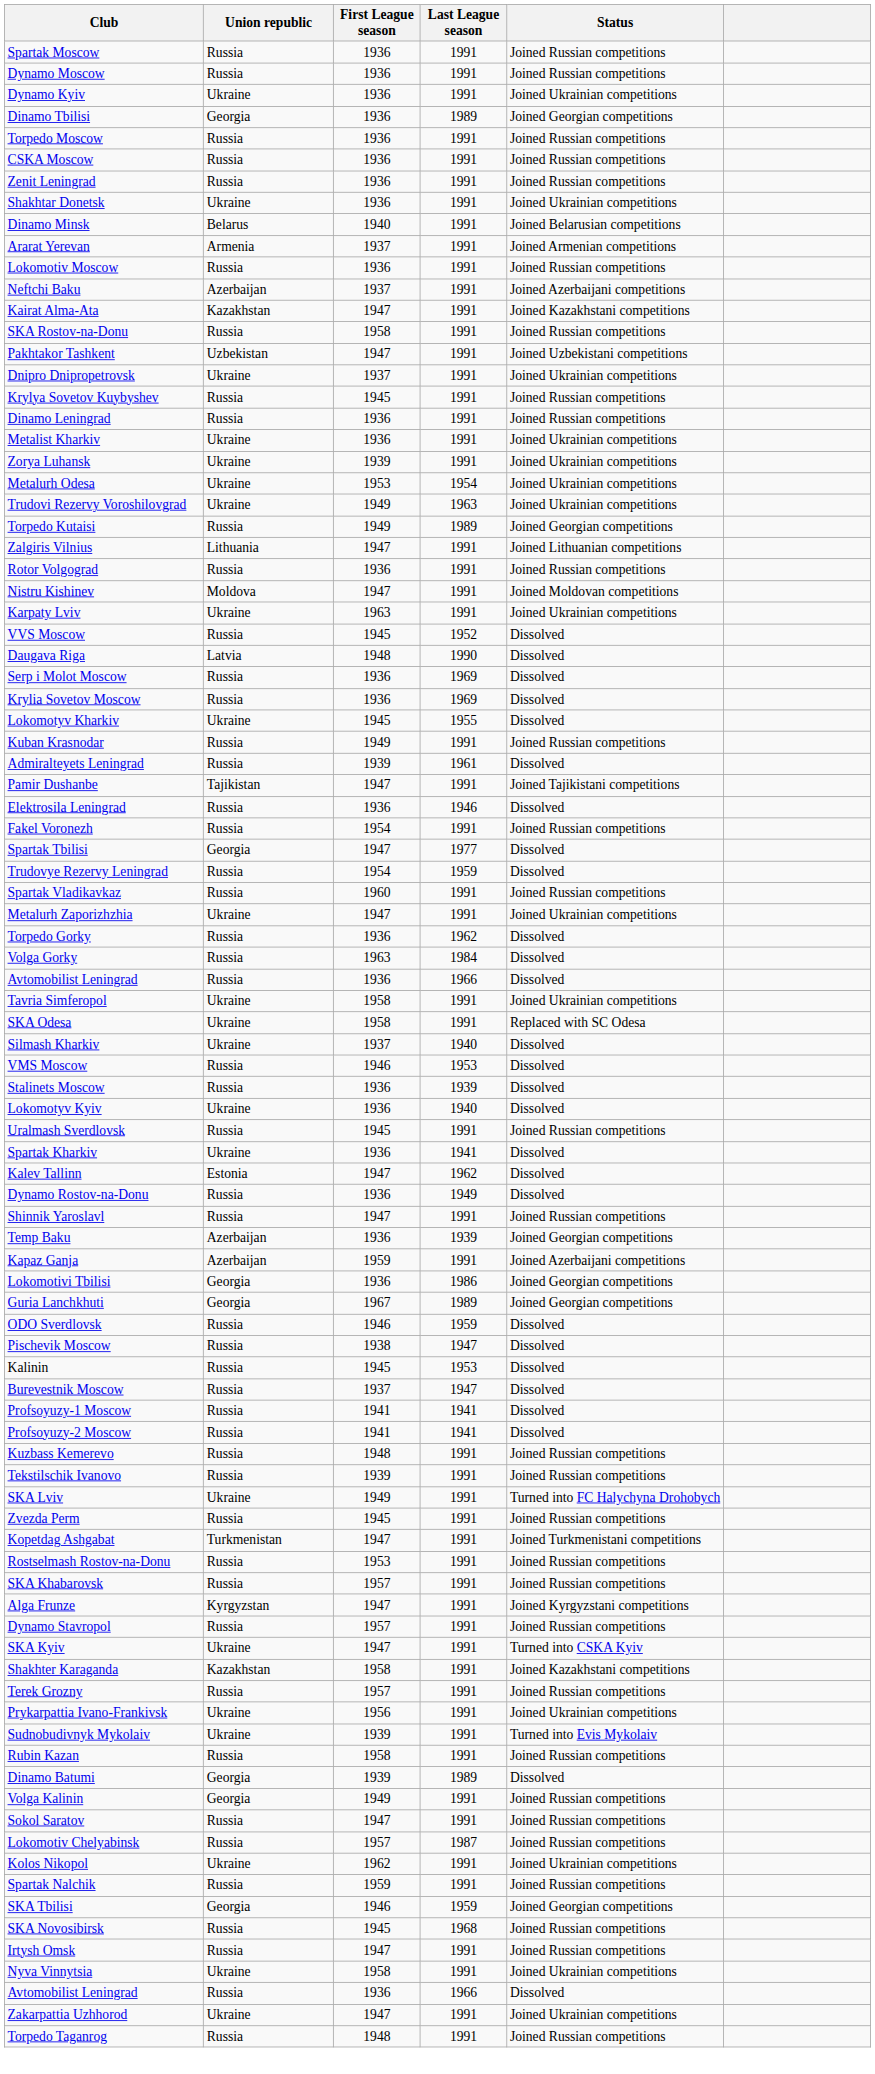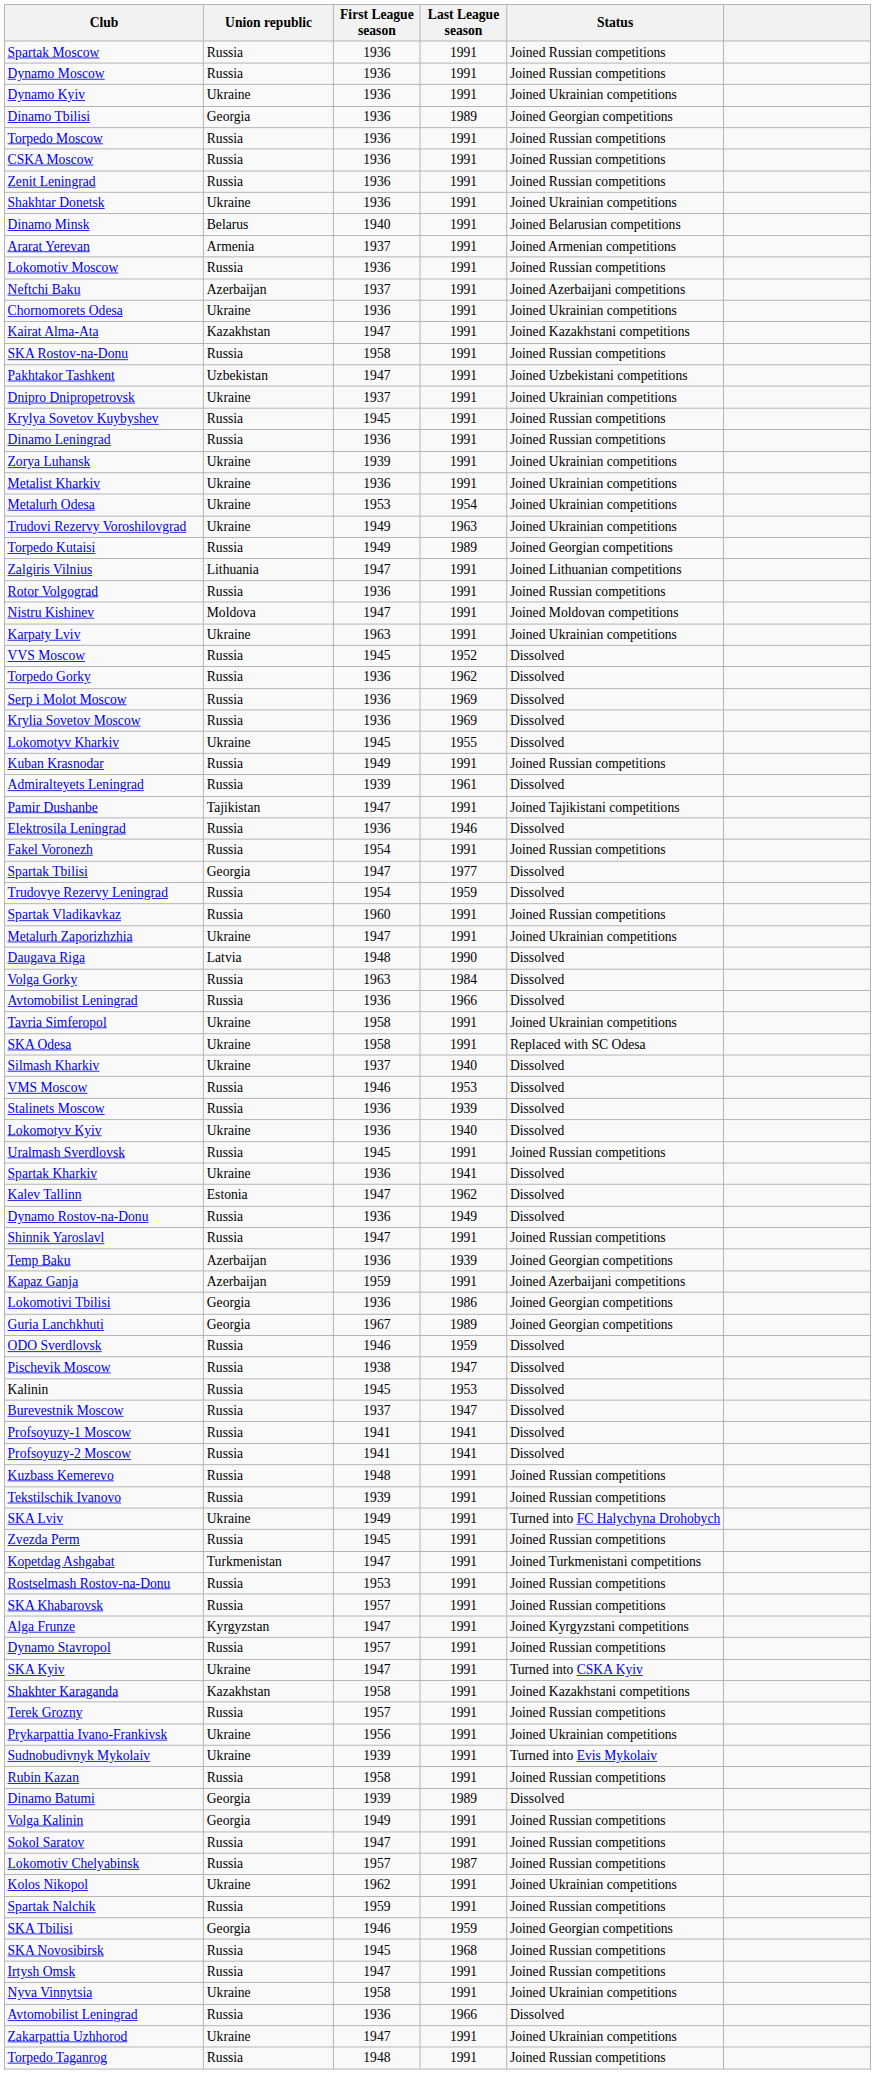+ row: (65, 310)
rows swapped: (54, 440) <-> (49, 461)
rows swapped: (46, 656) <-> (49, 936)
